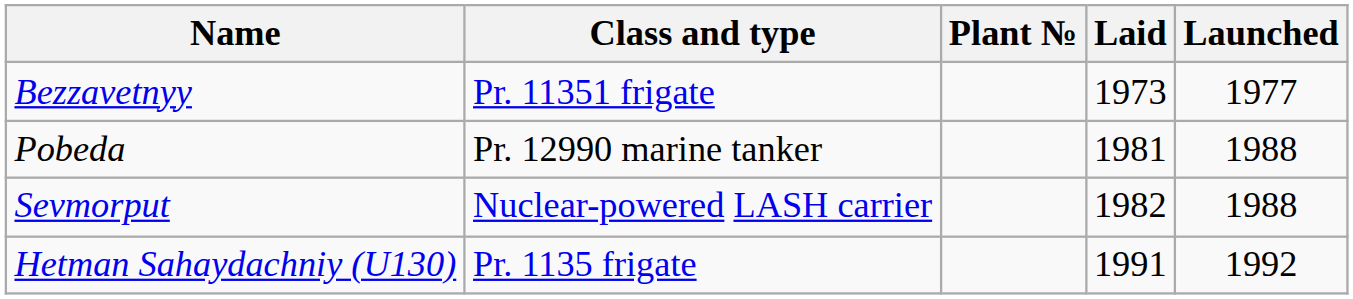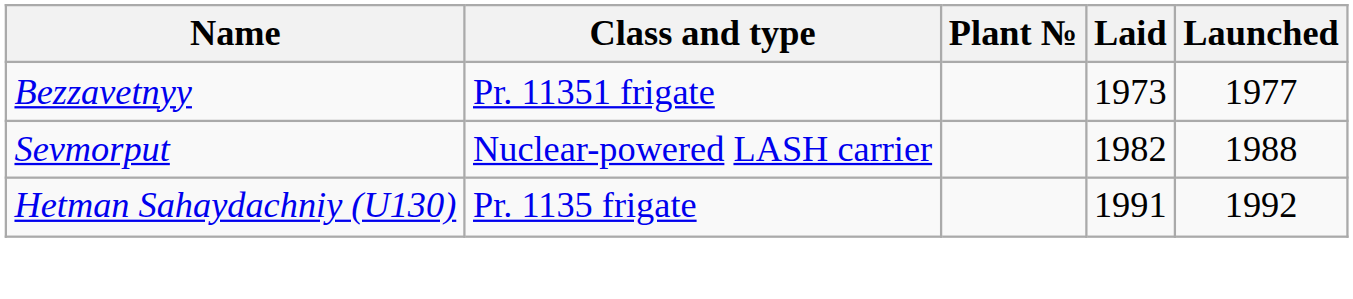- row: (70, 148)
